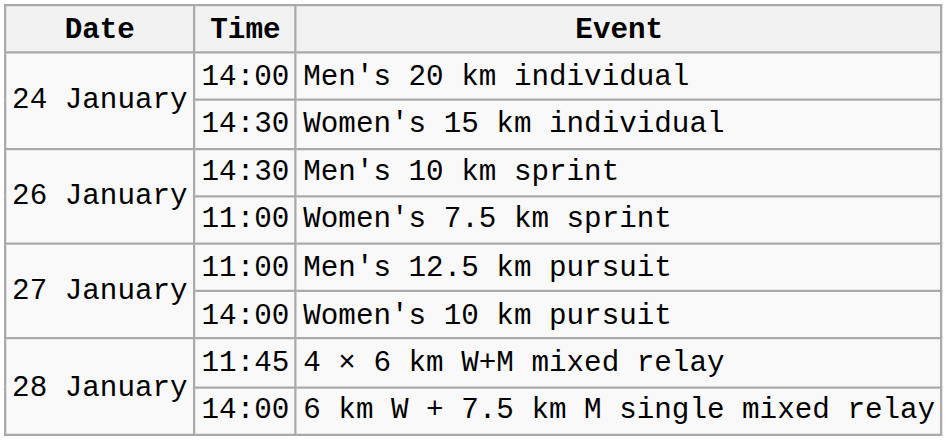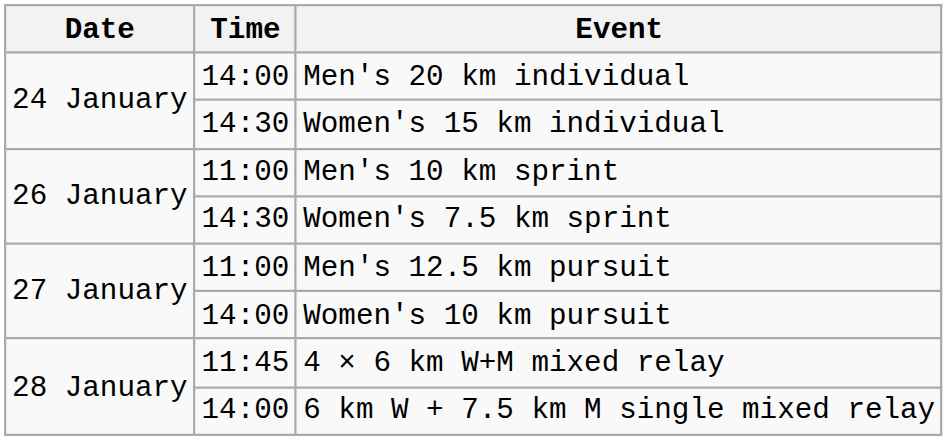(245, 172) 14:30 -> (245, 172) 11:00
(245, 220) 11:00 -> (245, 220) 14:30
